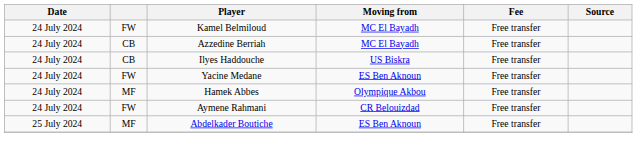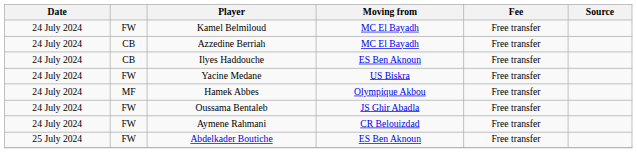(390, 59) US Biskra -> (390, 59) ES Ben Aknoun
(390, 75) ES Ben Aknoun -> (390, 75) US Biskra
+ row: (232, 107)
(129, 123) MF -> (129, 139) FW
